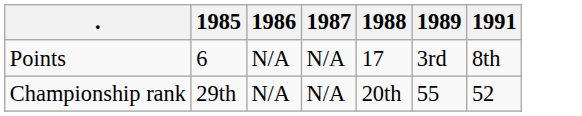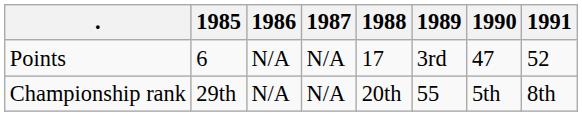+ column: (494, 22)
(486, 57) 8th -> (538, 57) 52
(483, 93) 52 -> (541, 93) 8th
